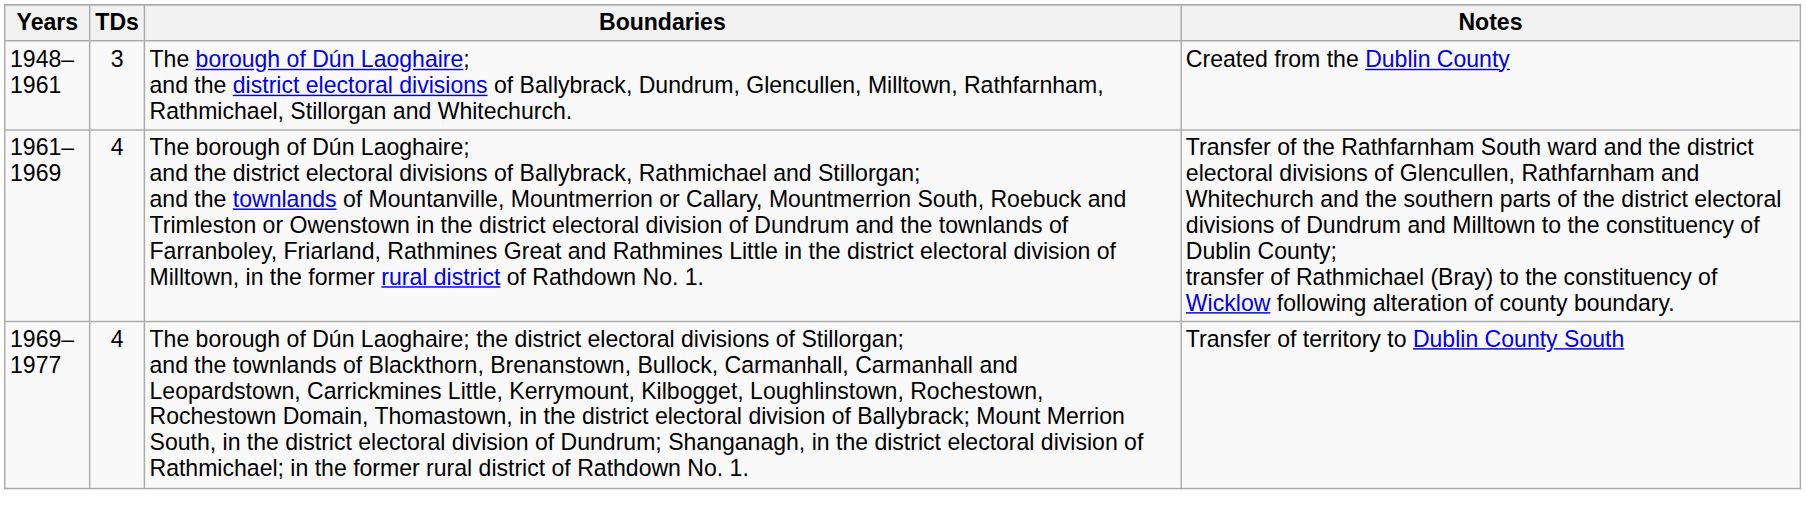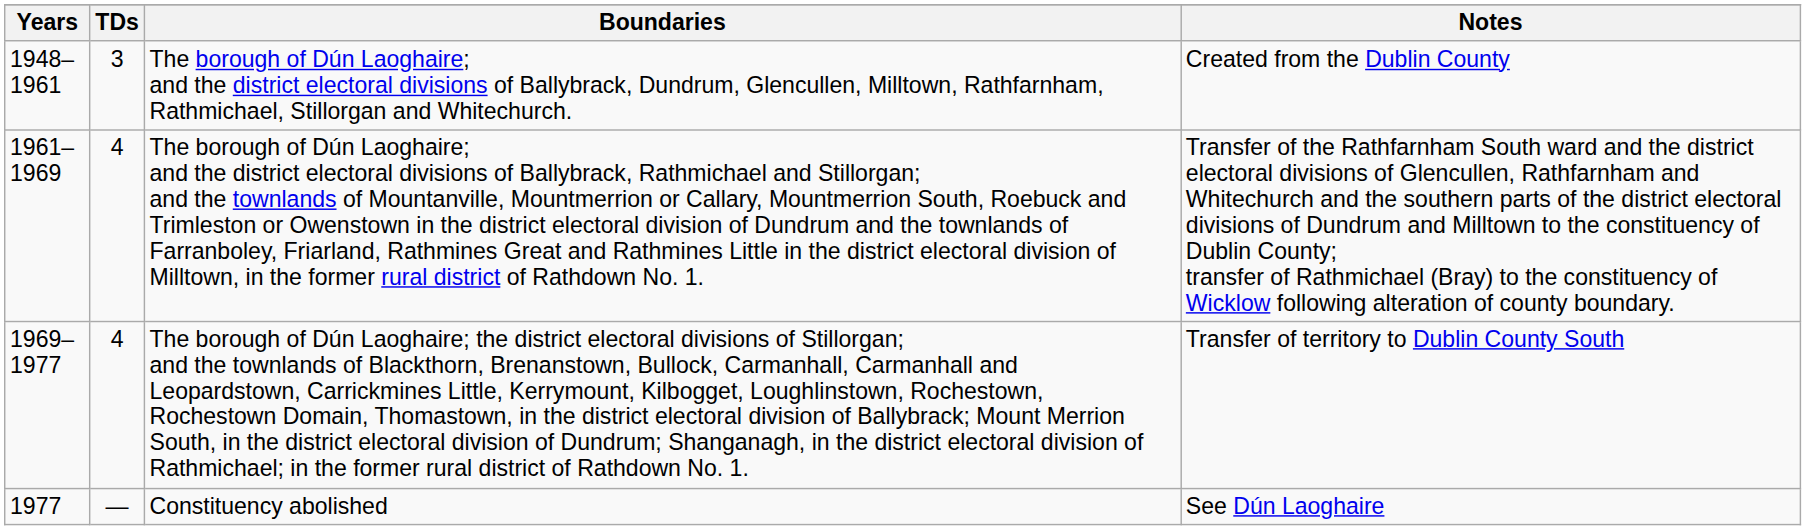+ row: (269, 505)
